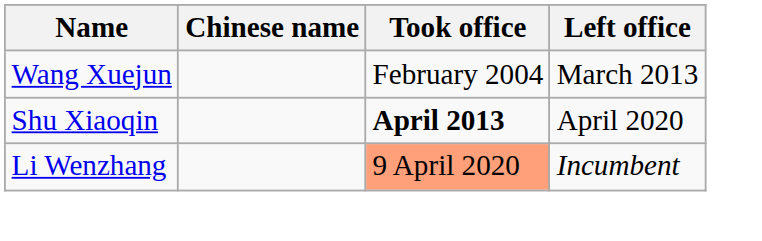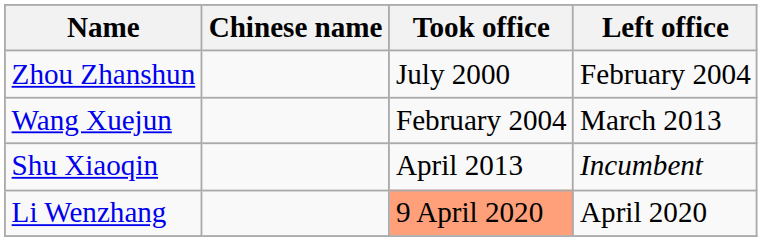+ row: (103, 73)
(439, 119) bold -> (459, 166) normal
(620, 119) April 2020 -> (642, 166) Incumbent
(618, 166) Incumbent -> (644, 212) April 2020
